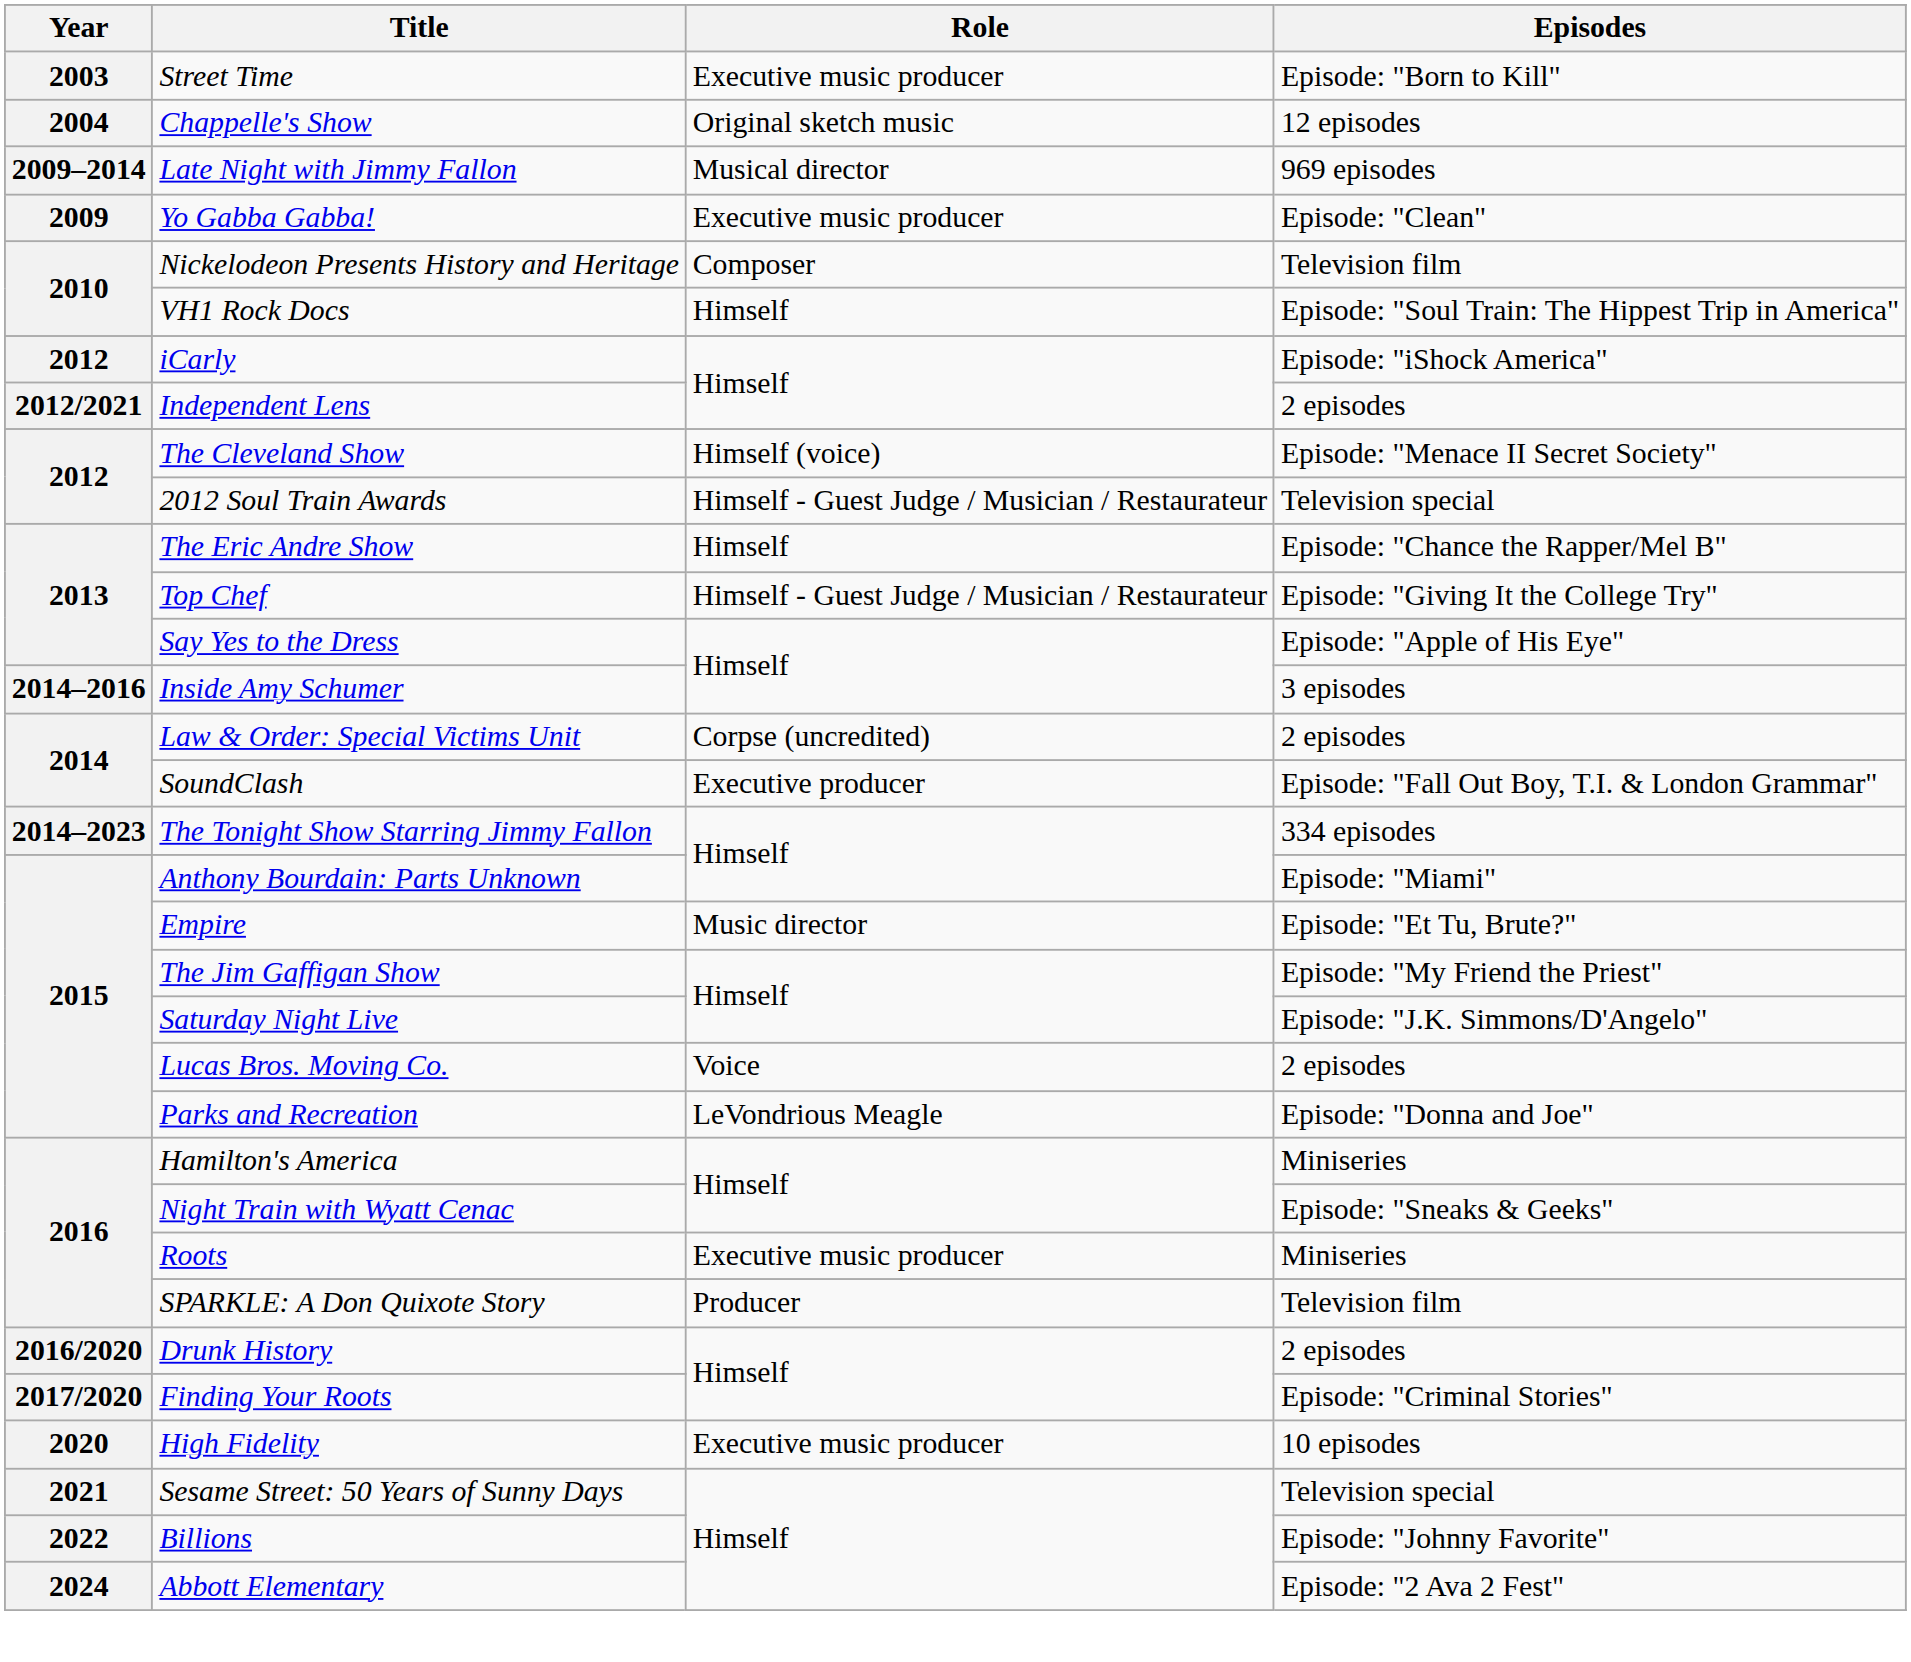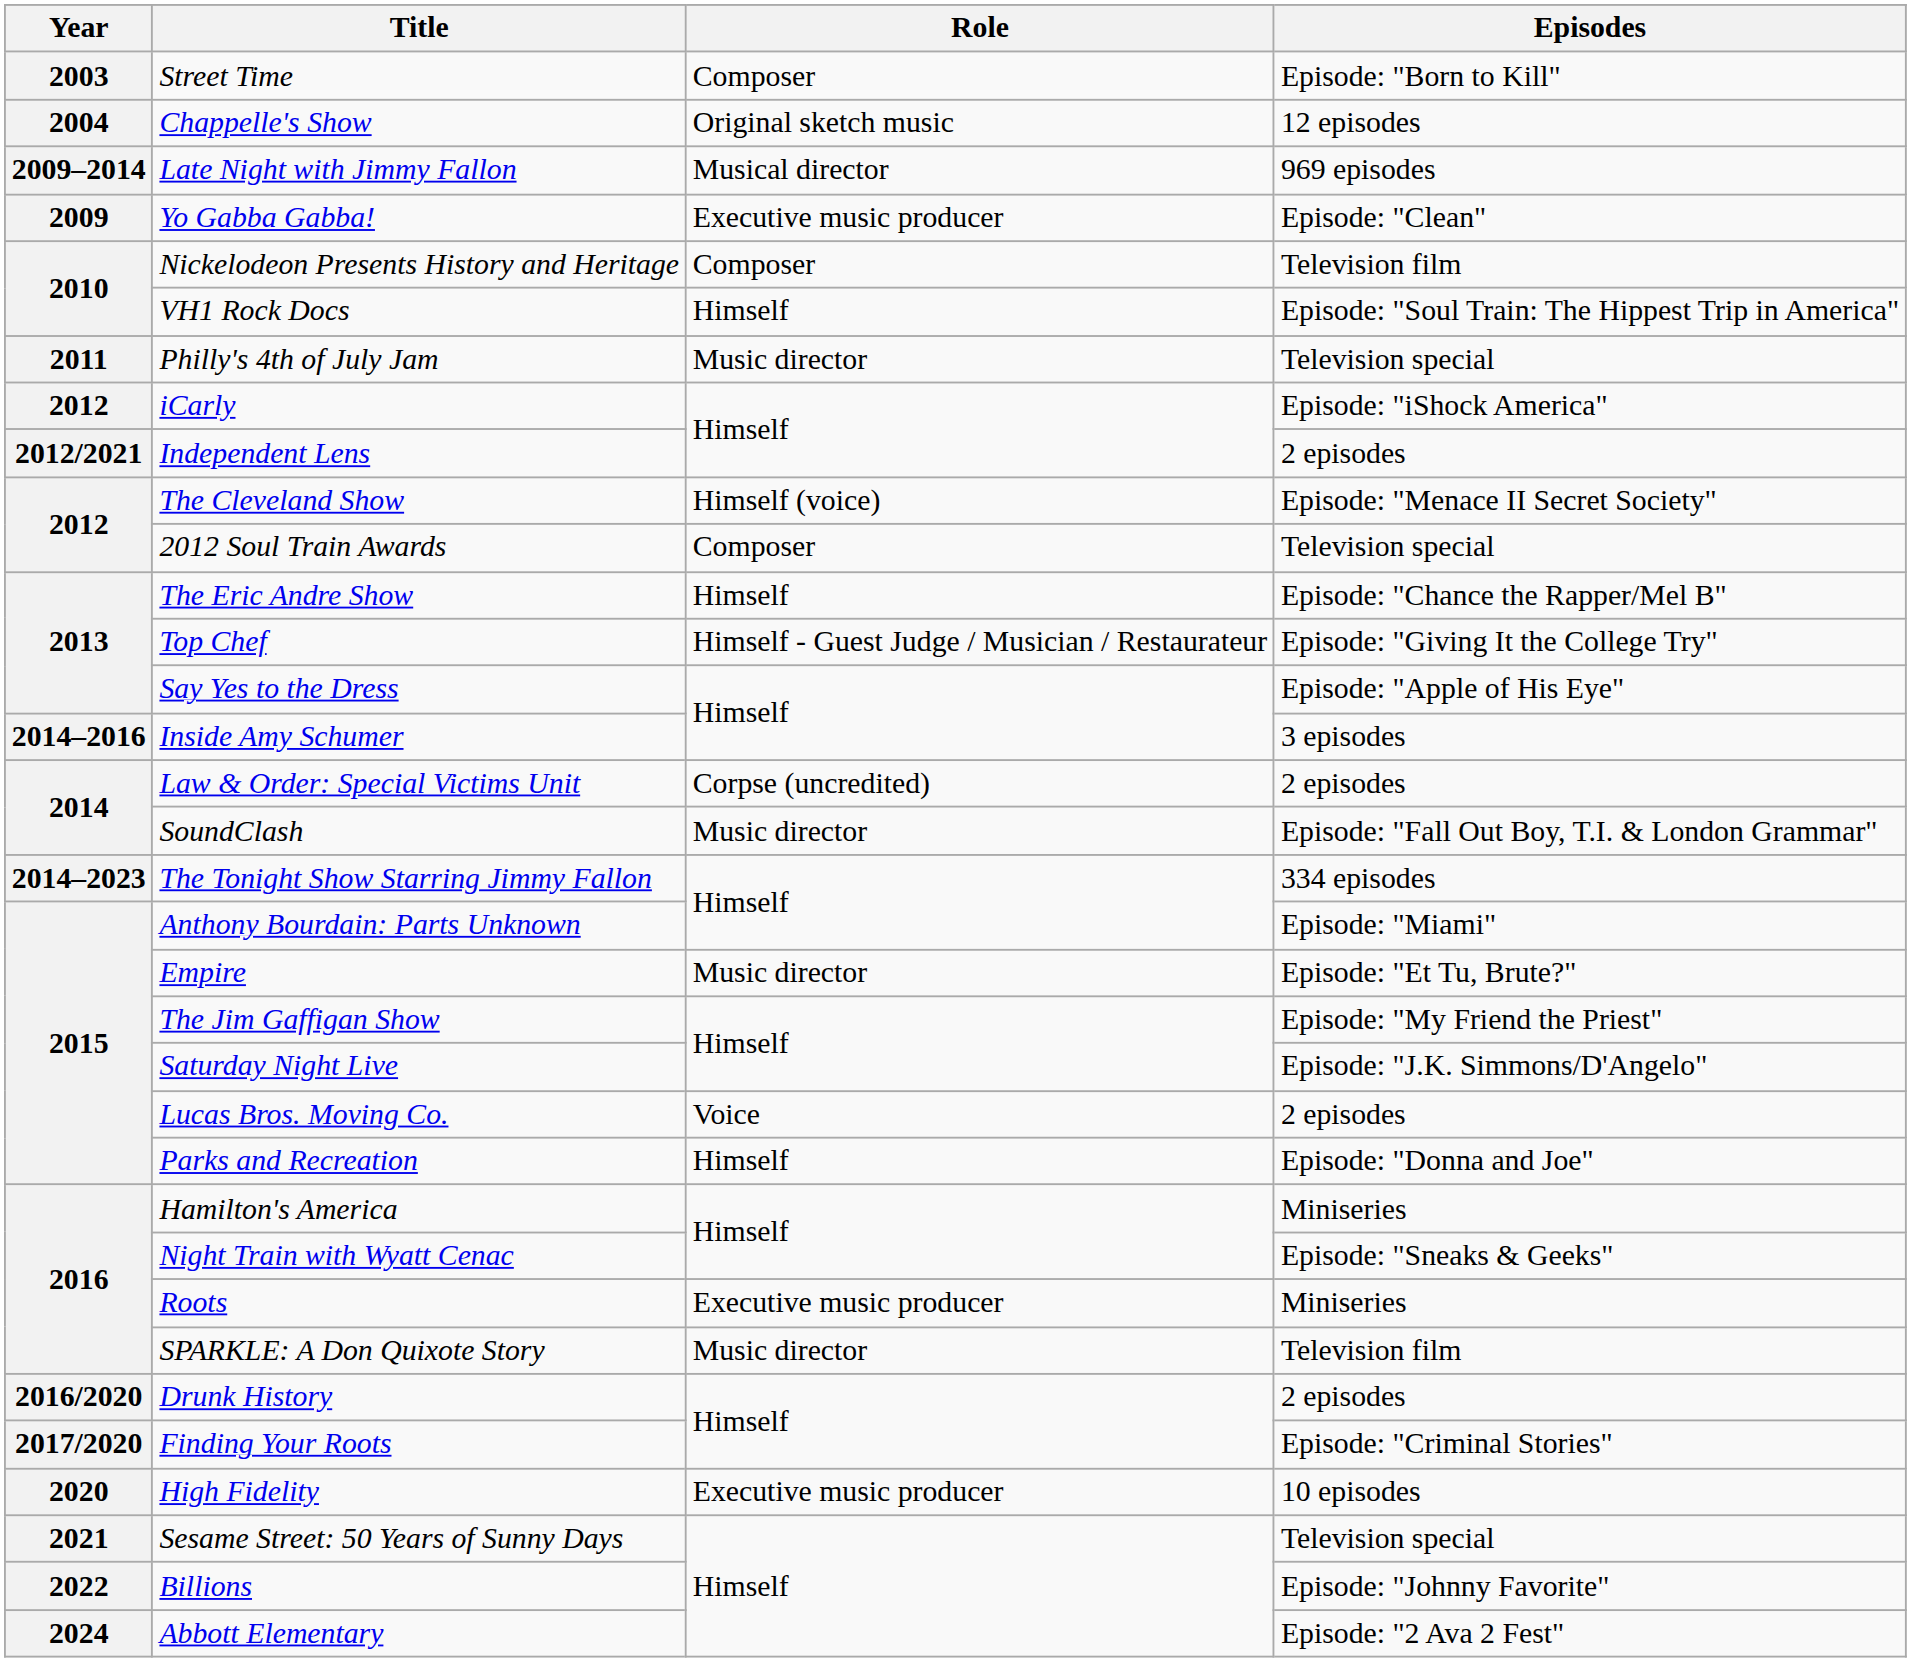(848, 75) Executive music producer -> (754, 75) Composer
+ row: (299, 358)
(980, 500) Himself - Guest Judge / Musician / Restaurateur -> (754, 547) Composer
(809, 783) Executive producer -> (780, 830) Music director
(818, 1113) LeVondrious Meagle -> (741, 1160) Himself
(746, 1302) Producer -> (780, 1349) Music director
